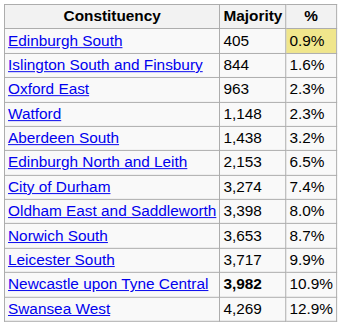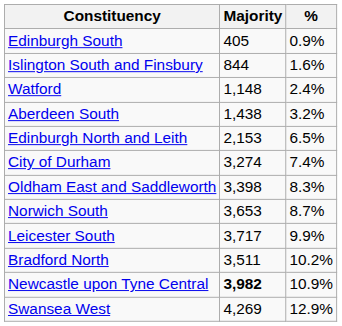(307, 41) khaki background -> (307, 41) no background
- row: (49, 89)
(307, 114) 2.3% -> (307, 89) 2.4%
(307, 211) 8.0% -> (307, 187) 8.3%
+ row: (58, 260)
